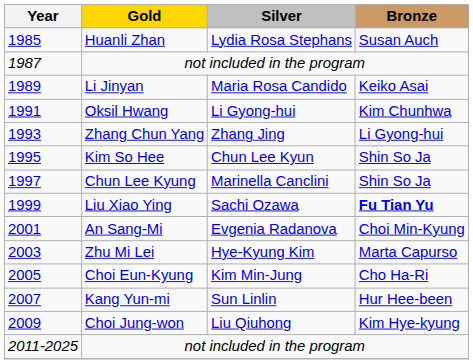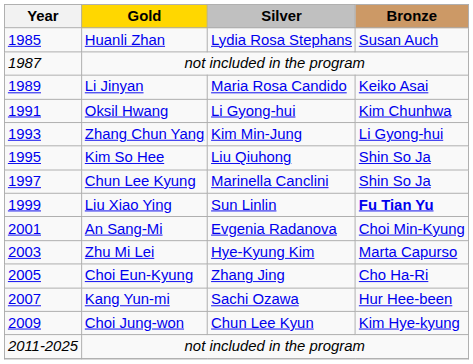(248, 134) Zhang Jing -> (257, 134) Kim Min-Jung
(262, 157) Chun Lee Kyun -> (251, 157) Liu Qiuhong
(255, 205) Sachi Ozawa -> (244, 205) Sun Linlin
(257, 275) Kim Min-Jung -> (248, 275) Zhang Jing
(244, 299) Sun Linlin -> (255, 299) Sachi Ozawa
(251, 323) Liu Qiuhong -> (262, 323) Chun Lee Kyun
